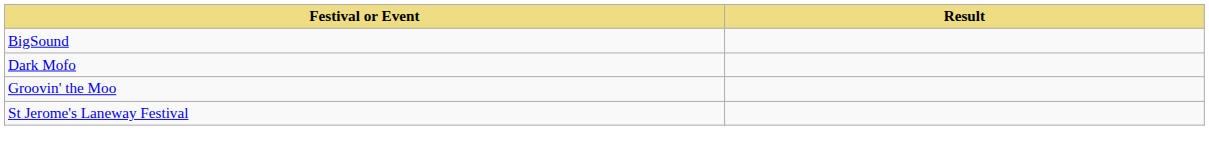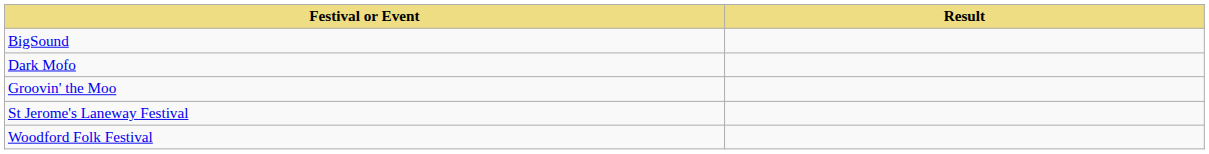+ row: (80, 137)
